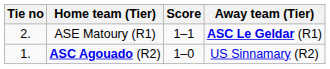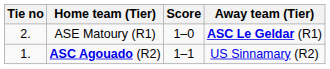(184, 34) 1–1 -> (184, 34) 1–0
(184, 53) 1–0 -> (184, 53) 1–1
